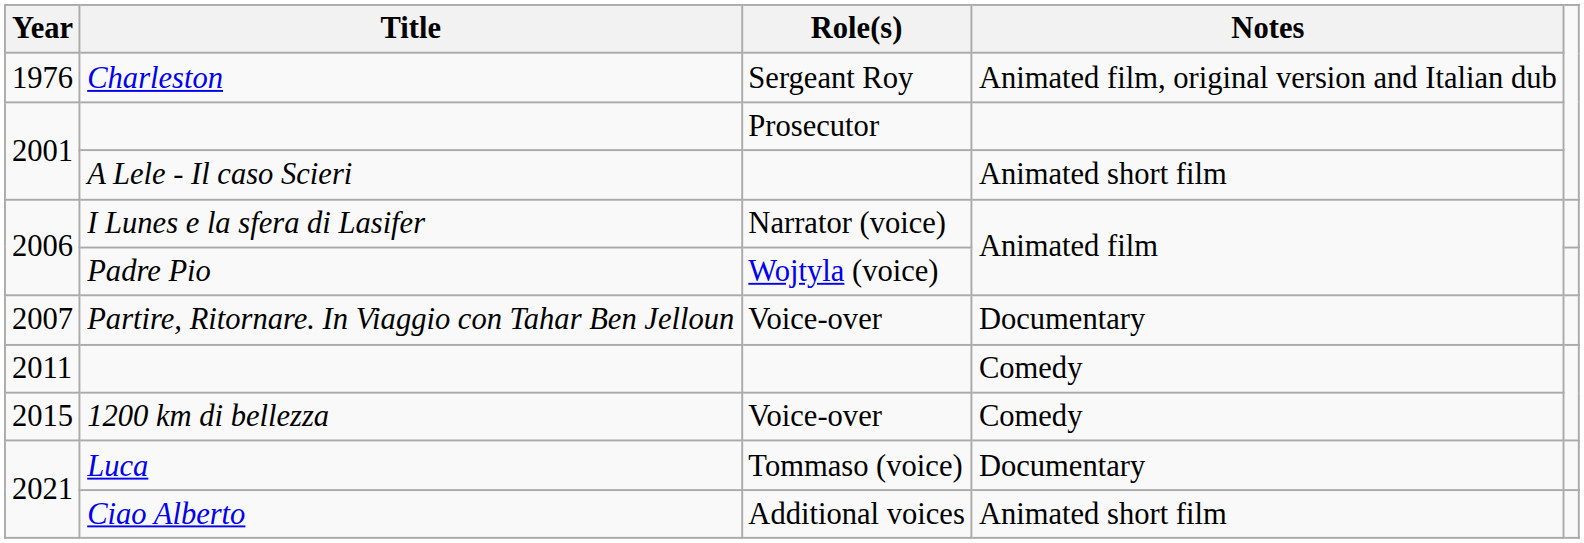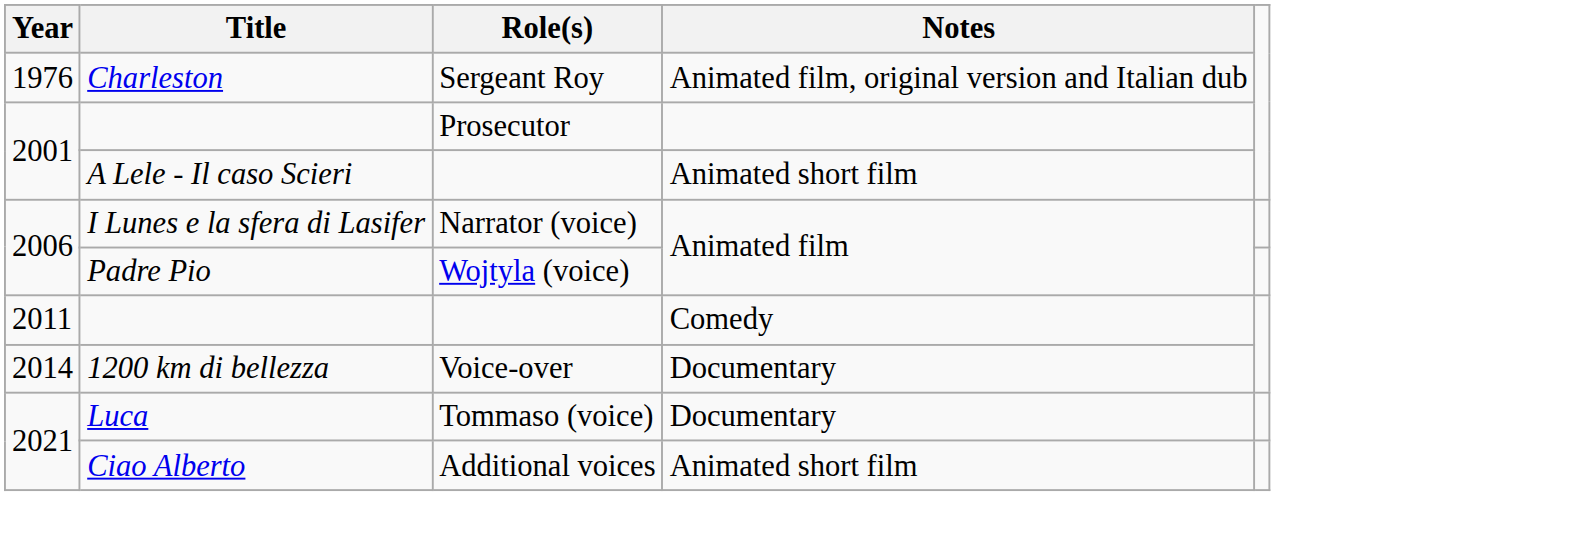- row: (411, 319)
(43, 416) 2015 -> (43, 367) 2014
(1031, 416) Comedy -> (753, 367) Documentary
